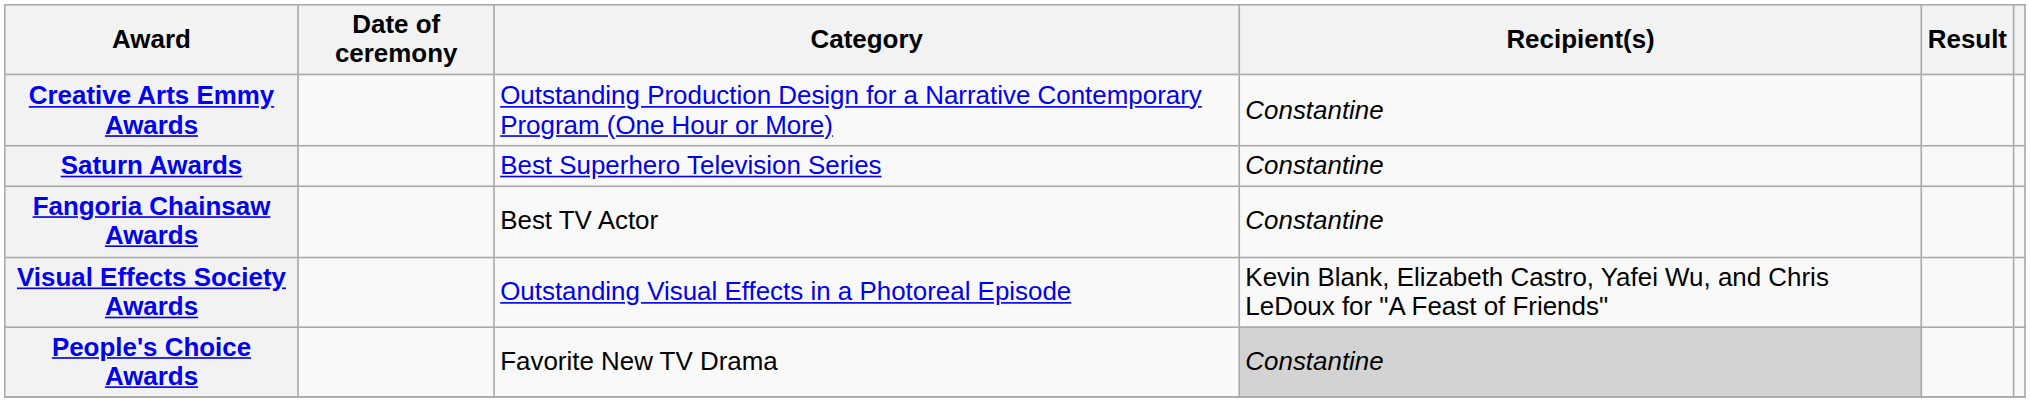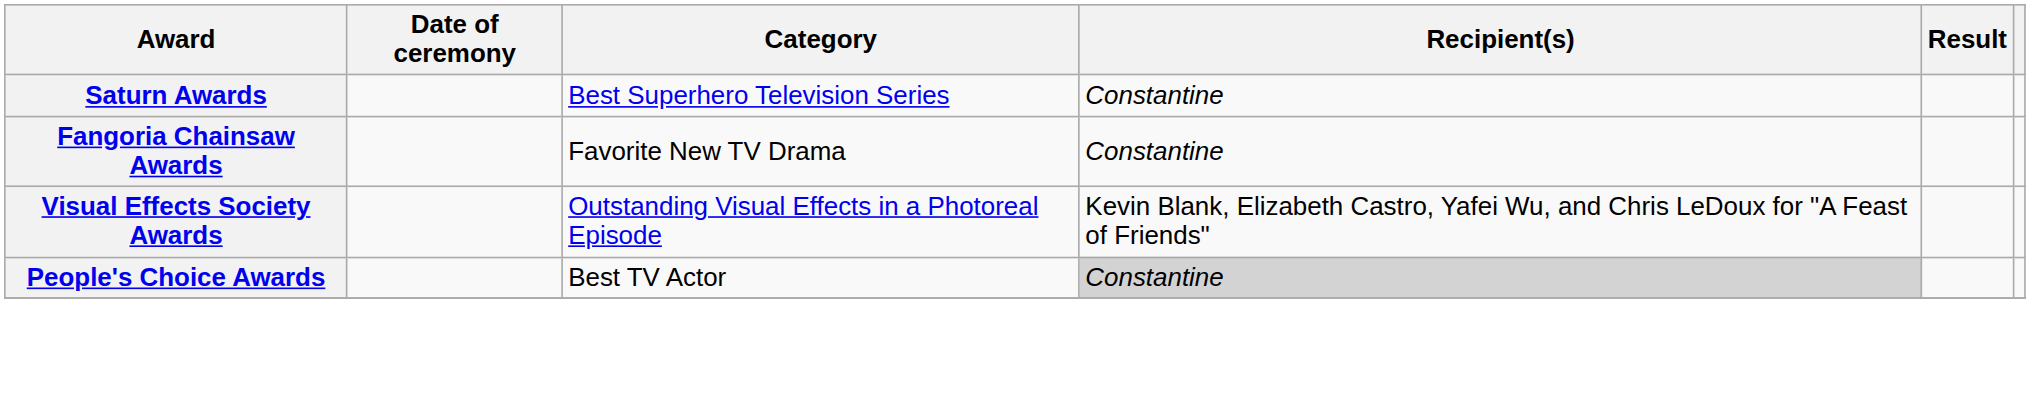- row: (151, 109)
(579, 221) Best TV Actor -> (707, 151) Favorite New TV Drama
(639, 361) Favorite New TV Drama -> (647, 276) Best TV Actor
